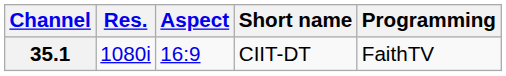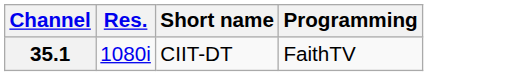- column: (195, 20)
